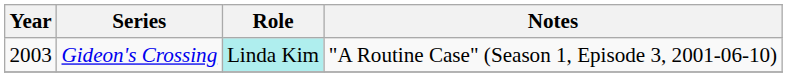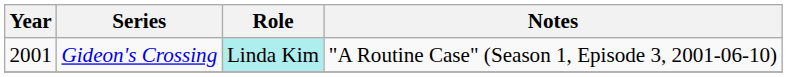(31, 54) 2003 -> (31, 54) 2001
